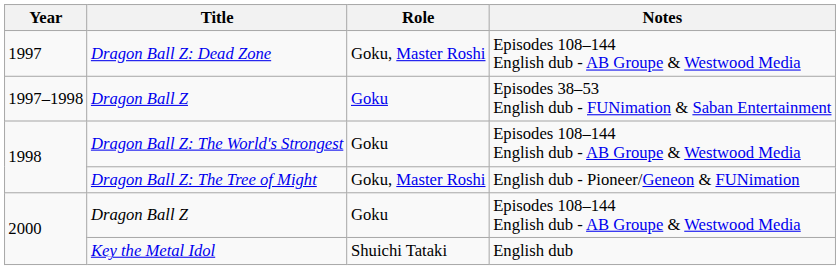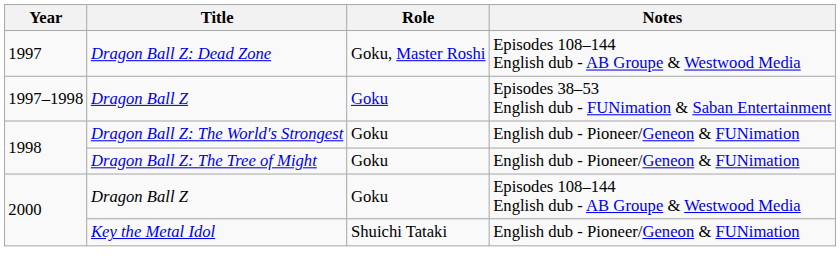(647, 143) Episodes 108–144 English dub - AB Groupe & Westwood Media -> (646, 134) English dub - Pioneer/Geneon & FUNimation
(418, 179) Goku, Master Roshi -> (369, 160) Goku
(533, 250) English dub -> (646, 232) English dub - Pioneer/Geneon & FUNimation
